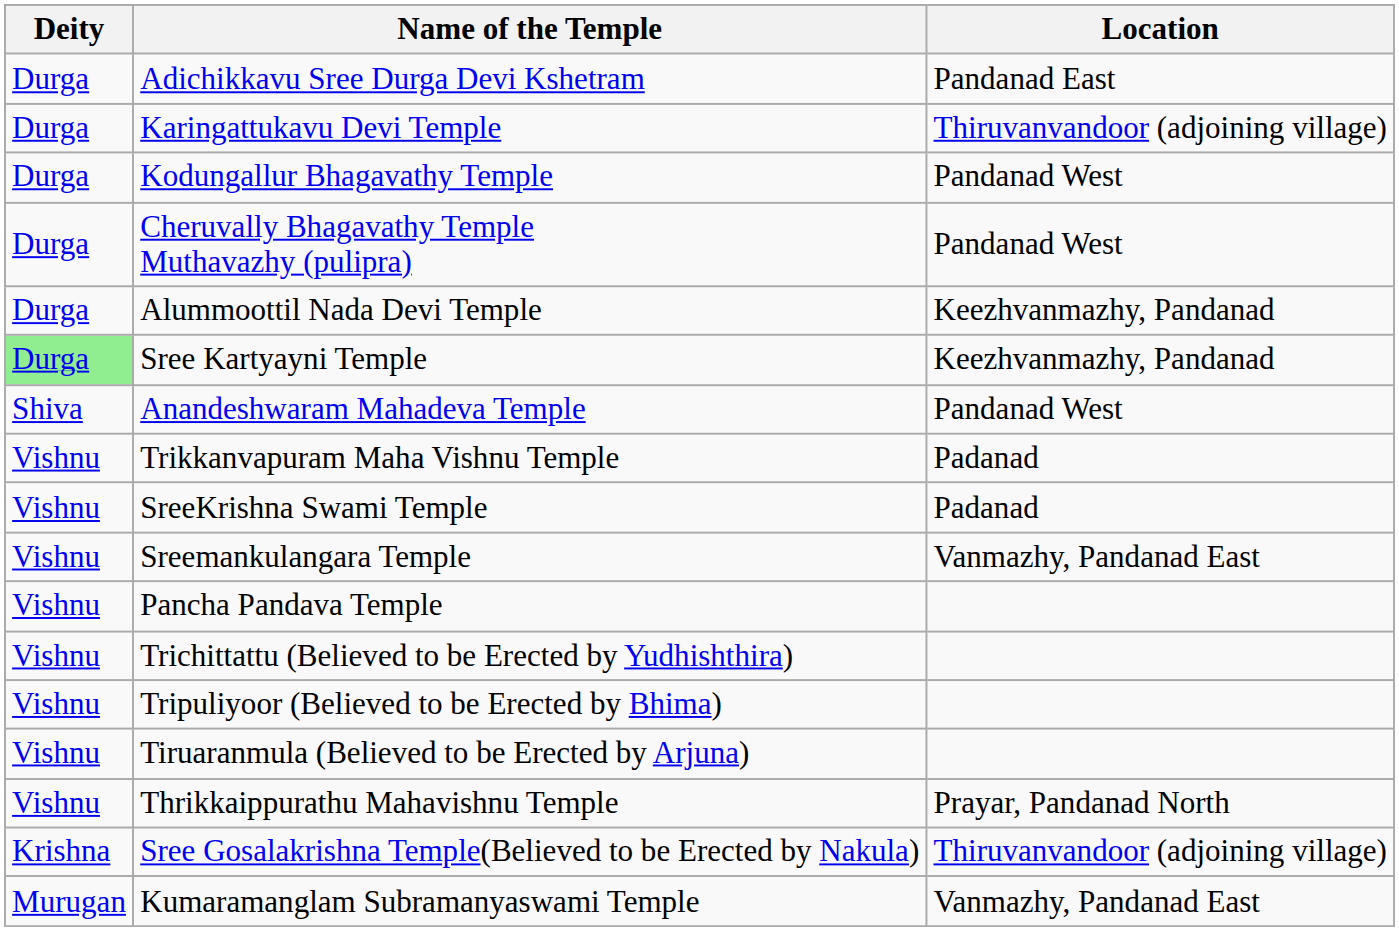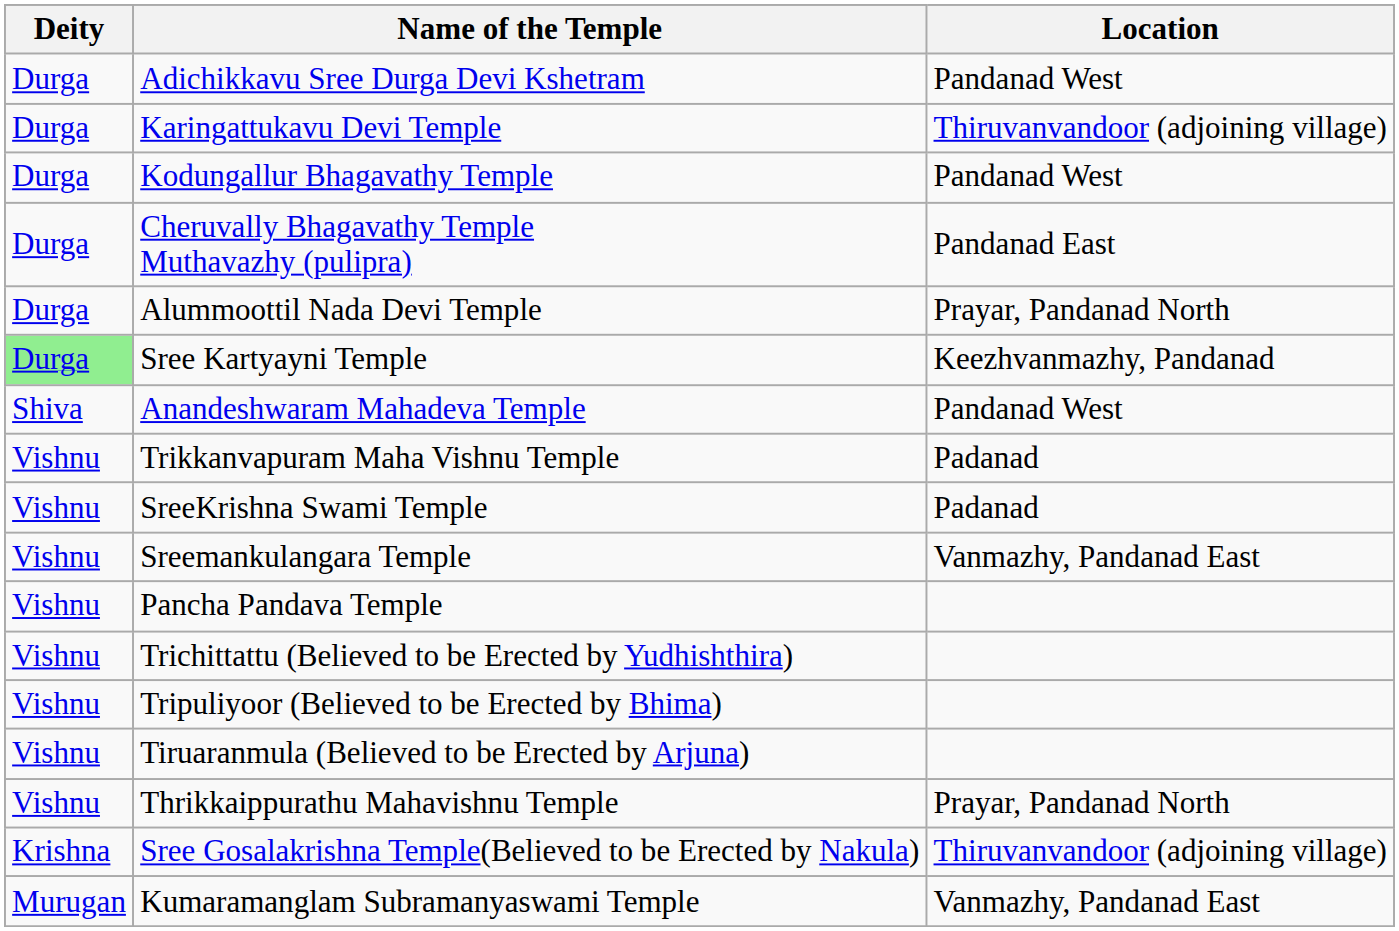(1024, 78) Pandanad East -> (1028, 78) Pandanad West
(1028, 243) Pandanad West -> (1024, 243) Pandanad East
(1104, 310) Keezhvanmazhy, Pandanad -> (1082, 310) Prayar, Pandanad North
